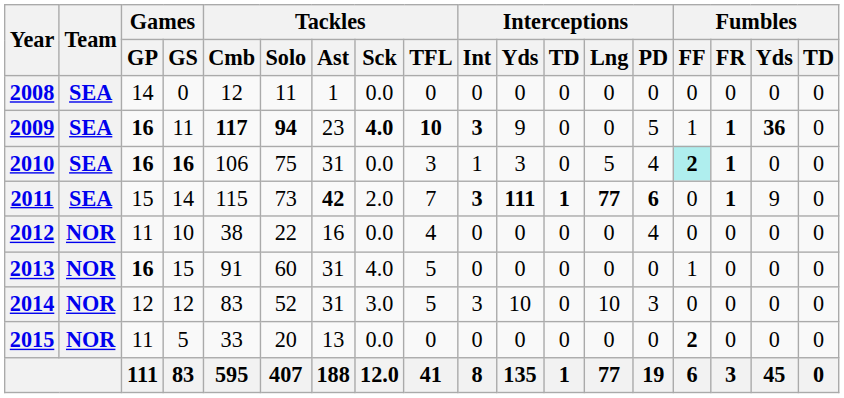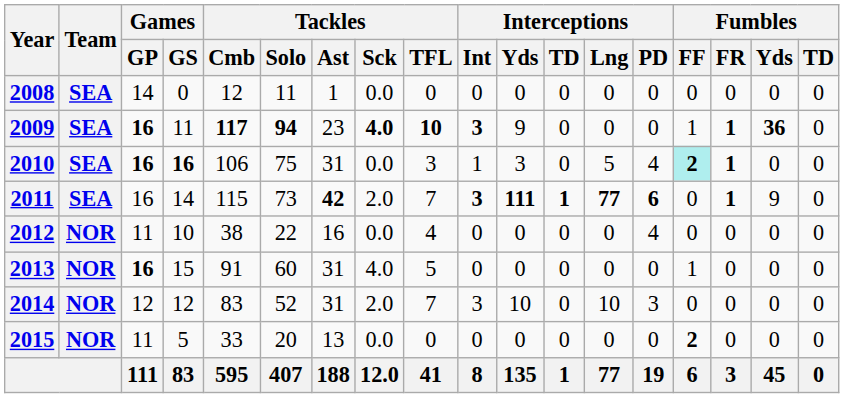(653, 127) 5 -> (653, 127) 0
(143, 198) 15 -> (143, 198) 16
(380, 304) 3.0 -> (380, 304) 2.0
(431, 304) 5 -> (431, 304) 7
